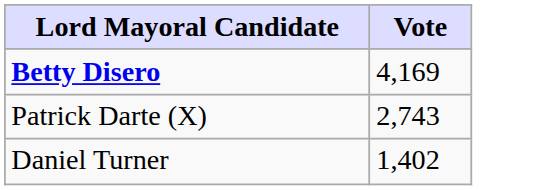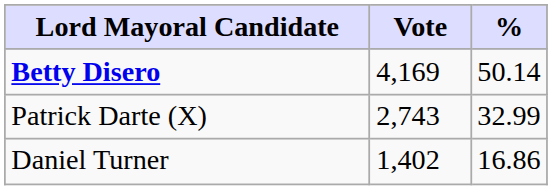+ column: (509, 26)
